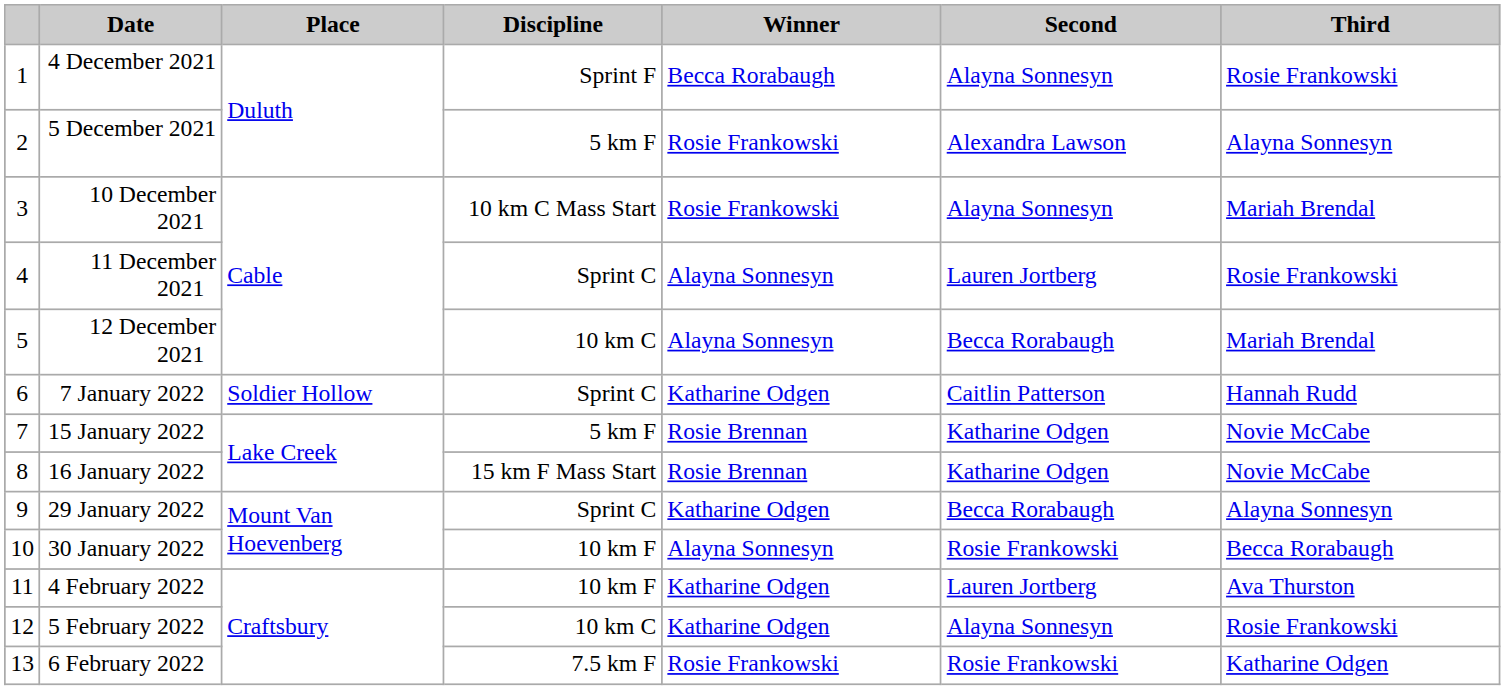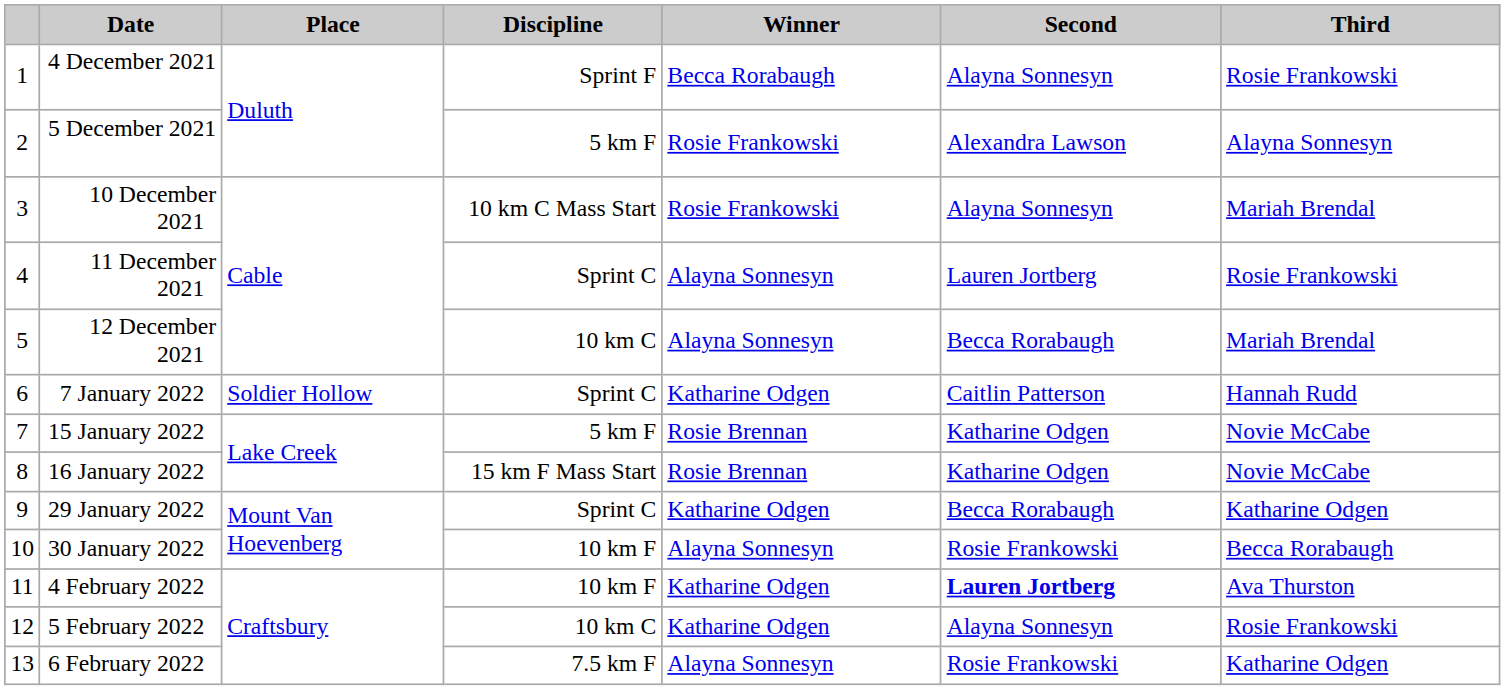(1309, 509) Alayna Sonnesyn -> (1307, 509) Katharine Odgen
(1022, 586) normal -> (1031, 586) bold
(753, 664) Rosie Frankowski -> (750, 664) Alayna Sonnesyn
